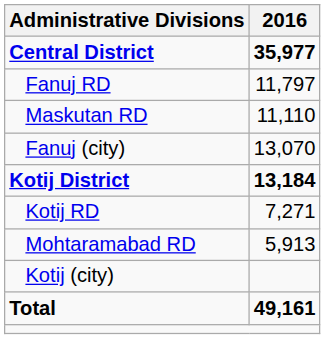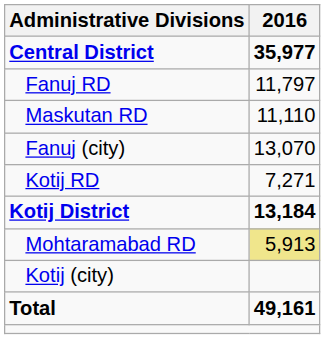rows swapped: (69, 180) <-> (62, 212)
(290, 244) no background -> (290, 244) khaki background
